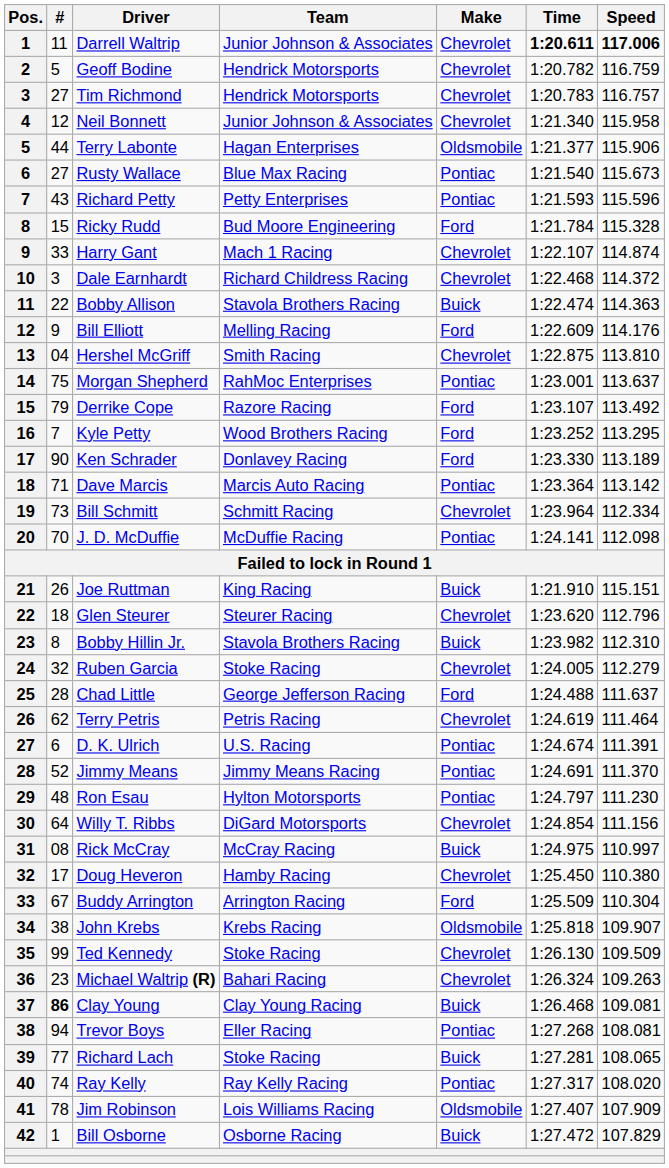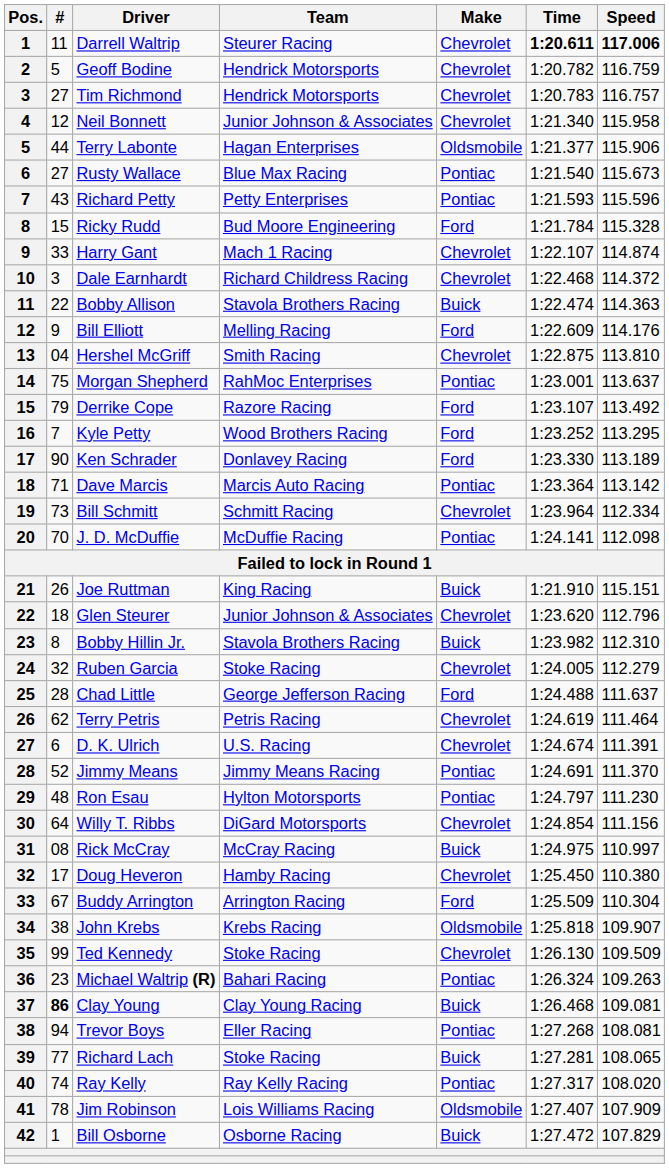(328, 44) Junior Johnson & Associates -> (278, 44) Steurer Racing
(278, 615) Steurer Racing -> (328, 615) Junior Johnson & Associates
(468, 745) Pontiac -> (475, 745) Chevrolet
(475, 979) Chevrolet -> (468, 979) Pontiac
